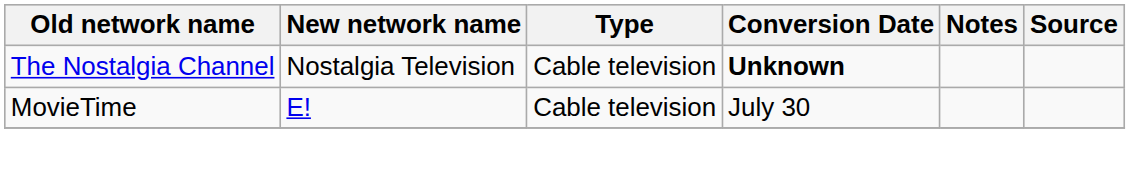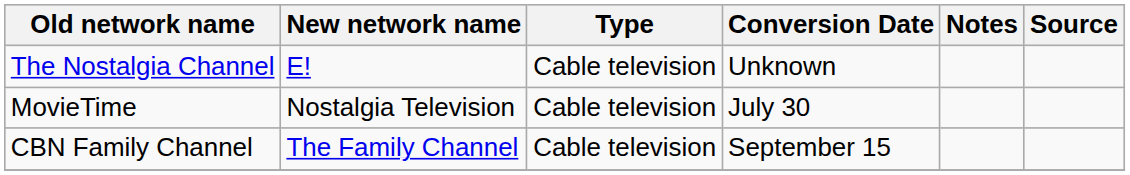(401, 66) Nostalgia Television -> (299, 66) E!
(786, 66) bold -> (782, 66) normal
(299, 107) E! -> (401, 107) Nostalgia Television
+ row: (132, 148)
